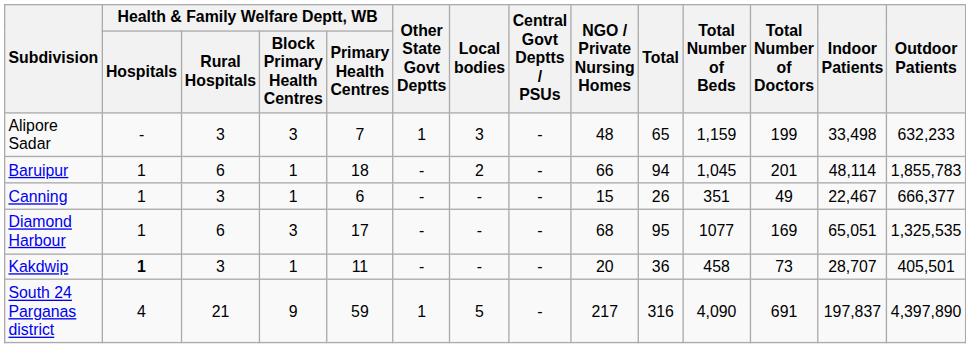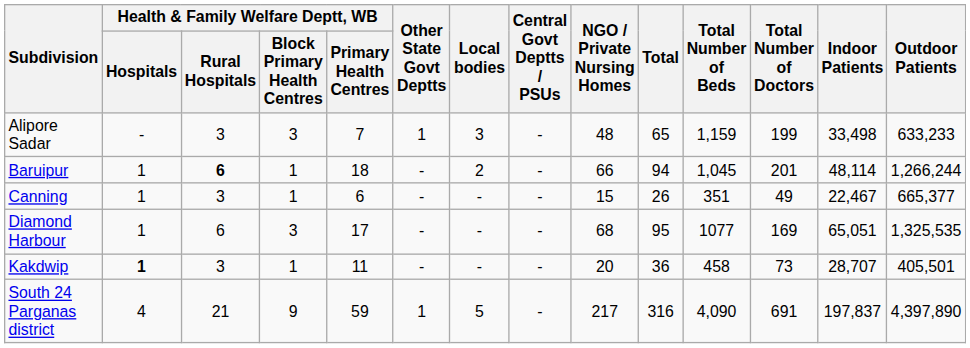(926, 135) 632,233 -> (926, 135) 633,233
(220, 170) normal -> (220, 170) bold
(926, 170) 1,855,783 -> (926, 170) 1,266,244
(926, 196) 666,377 -> (926, 196) 665,377
